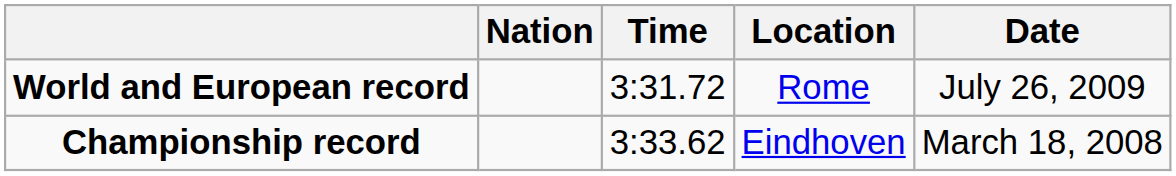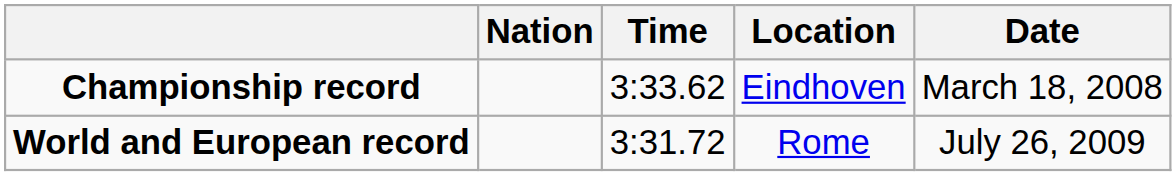rows swapped: (241, 87) <-> (241, 142)
